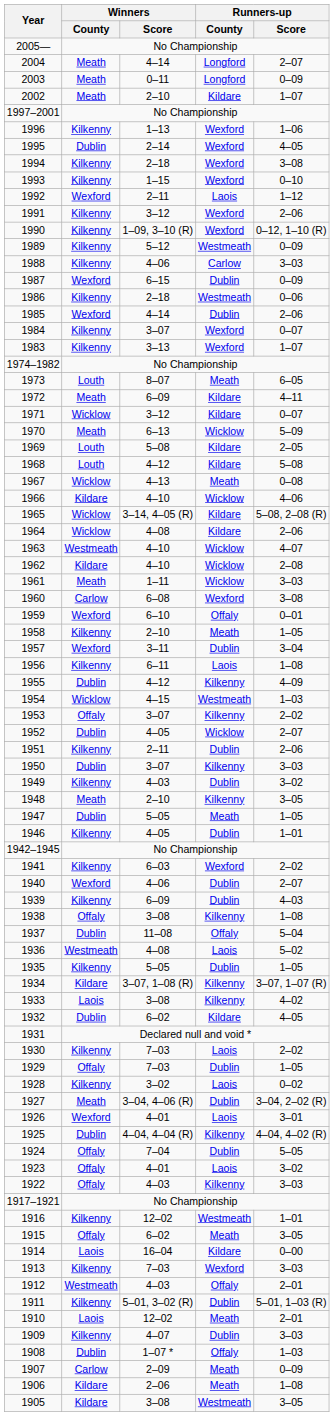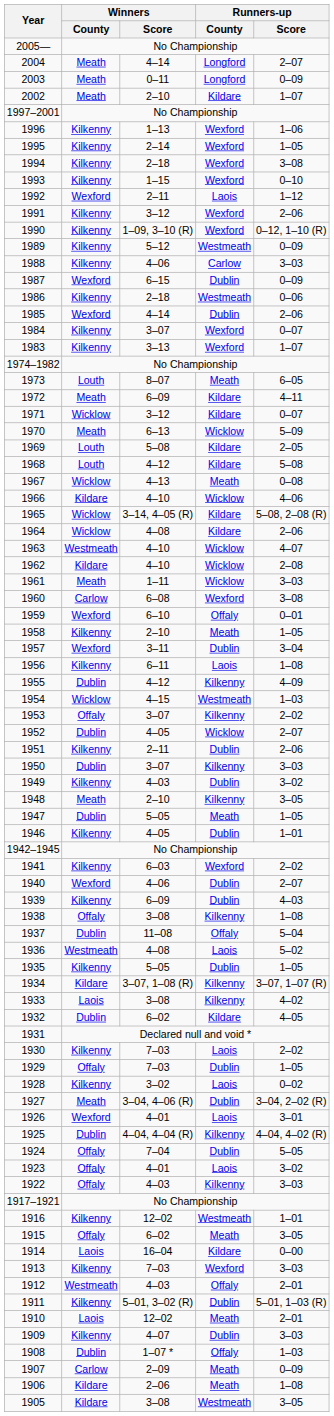(91, 146) Dublin -> (91, 146) Kilkenny
(291, 146) 4–05 -> (291, 146) 1–05
